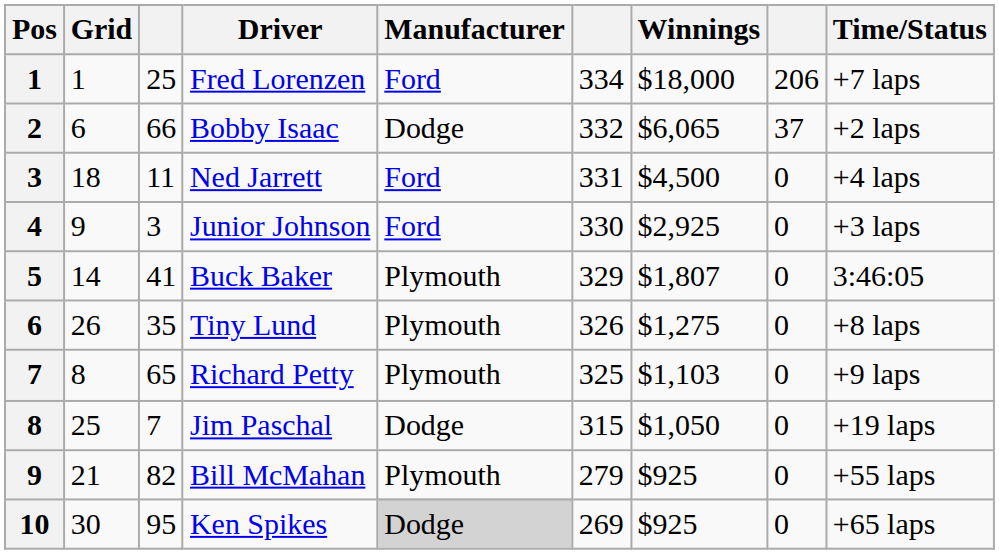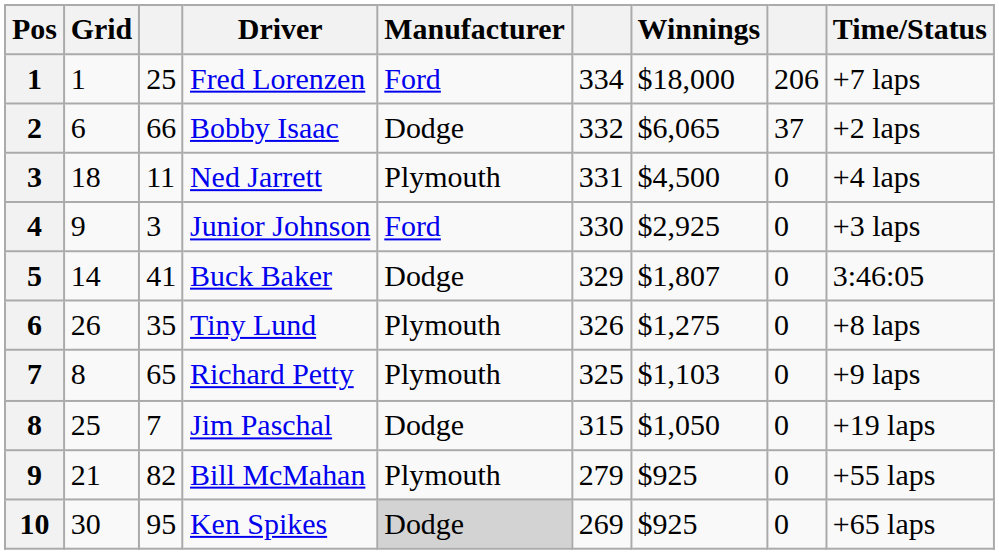(413, 177) Ford -> (442, 177) Plymouth
(442, 276) Plymouth -> (424, 276) Dodge
